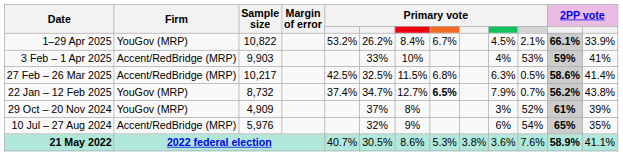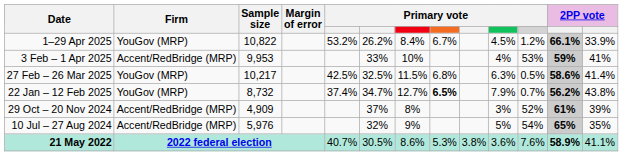(533, 42) 2.1% -> (533, 42) 1.2%
(260, 59) 9,903 -> (260, 59) 9,953
(176, 76) Accent/RedBridge (MRP) -> (152, 76) YouGov (MRP)
(152, 109) YouGov (MRP) -> (176, 109) Accent/RedBridge (MRP)
(503, 126) 6% -> (503, 126) 5%
